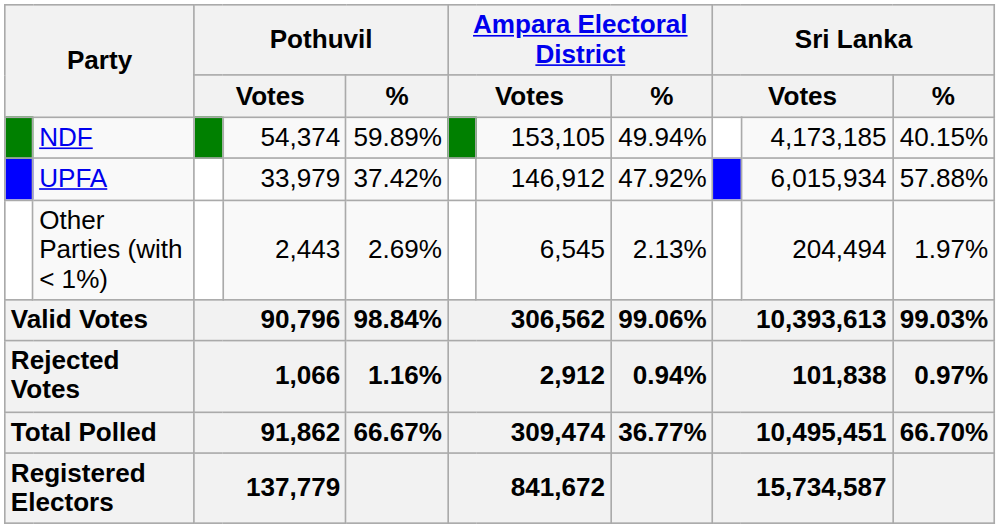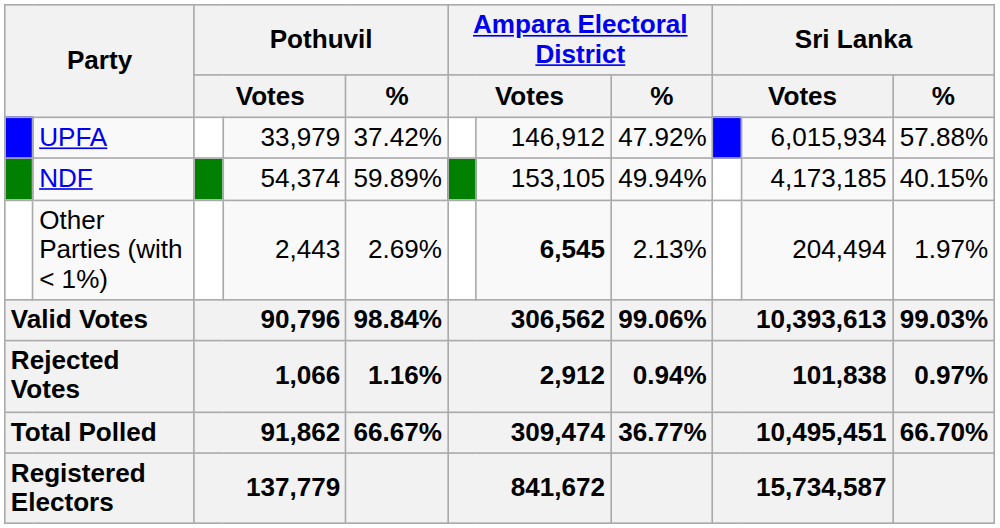rows swapped: (66, 137) <-> (73, 178)
(572, 249) normal -> (572, 249) bold
